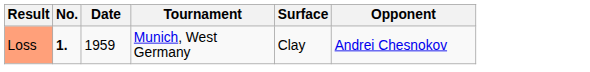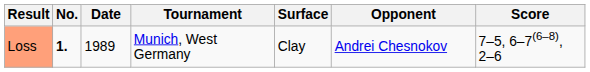+ column: (530, 15)
(100, 44) 1959 -> (100, 46) 1989
